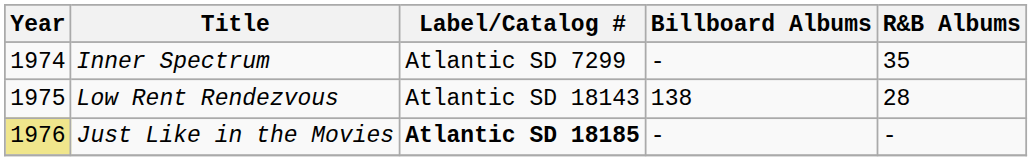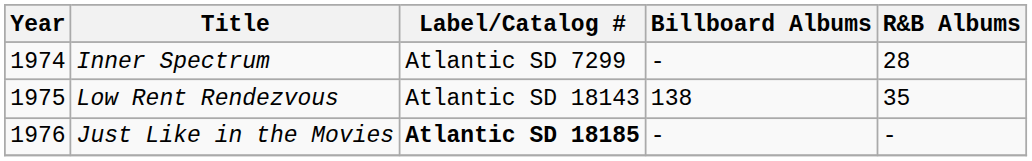(897, 61) 35 -> (897, 61) 28
(897, 99) 28 -> (897, 99) 35
(38, 136) khaki background -> (38, 136) no background
